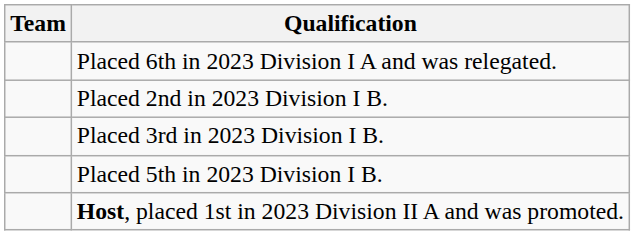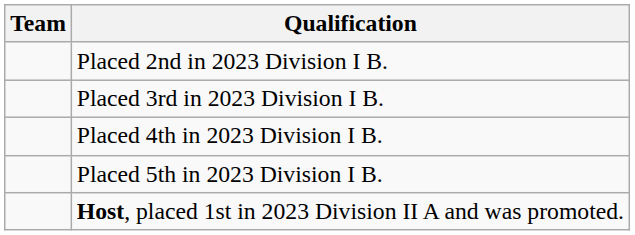- row: (317, 60)
+ row: (230, 135)
